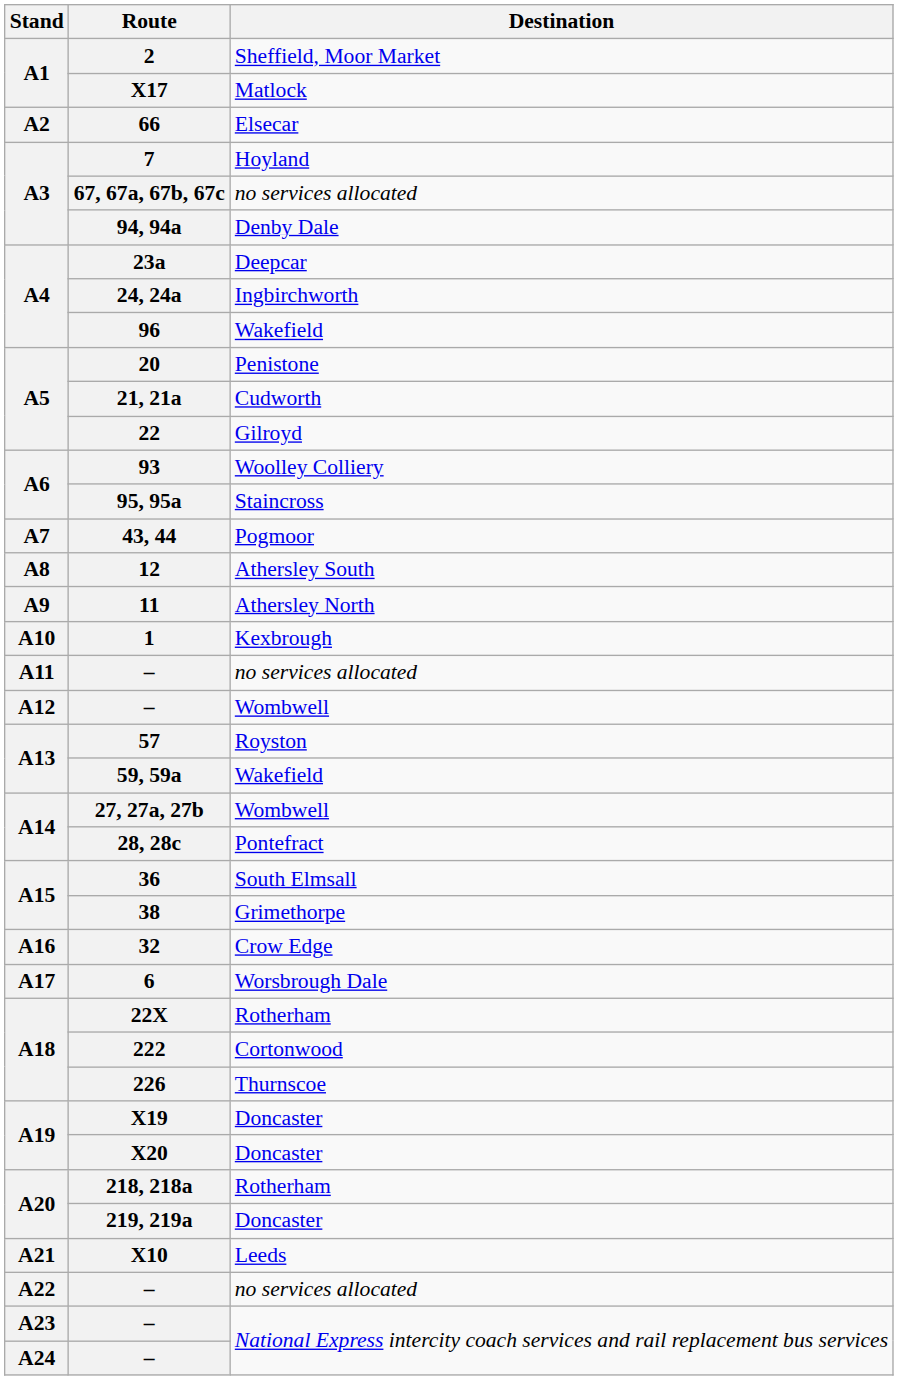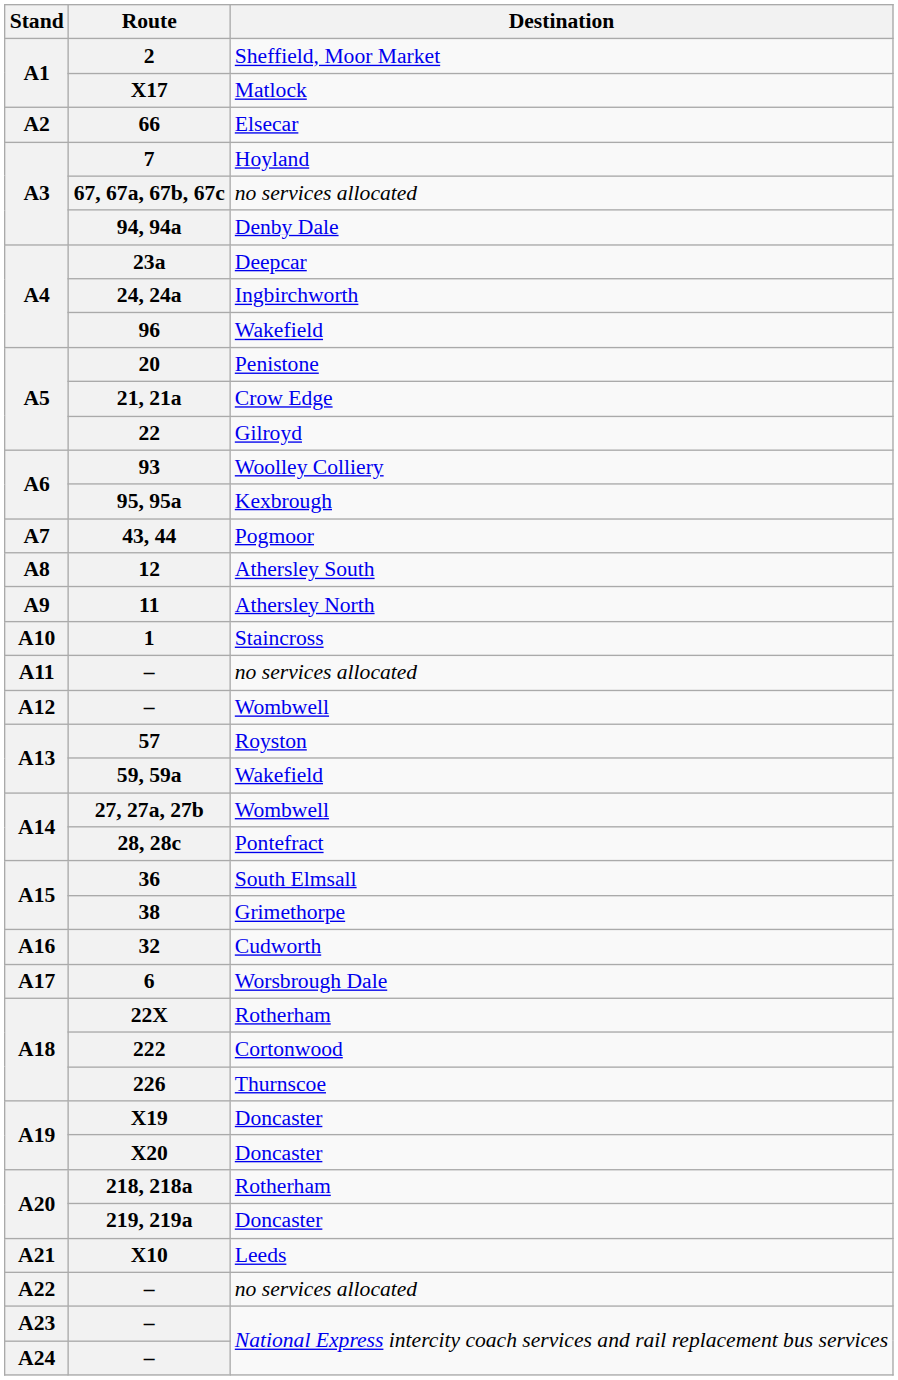(278, 398) Cudworth -> (284, 398) Crow Edge
(279, 501) Staincross -> (283, 501) Kexbrough
(283, 638) Kexbrough -> (279, 638) Staincross
(284, 946) Crow Edge -> (278, 946) Cudworth
